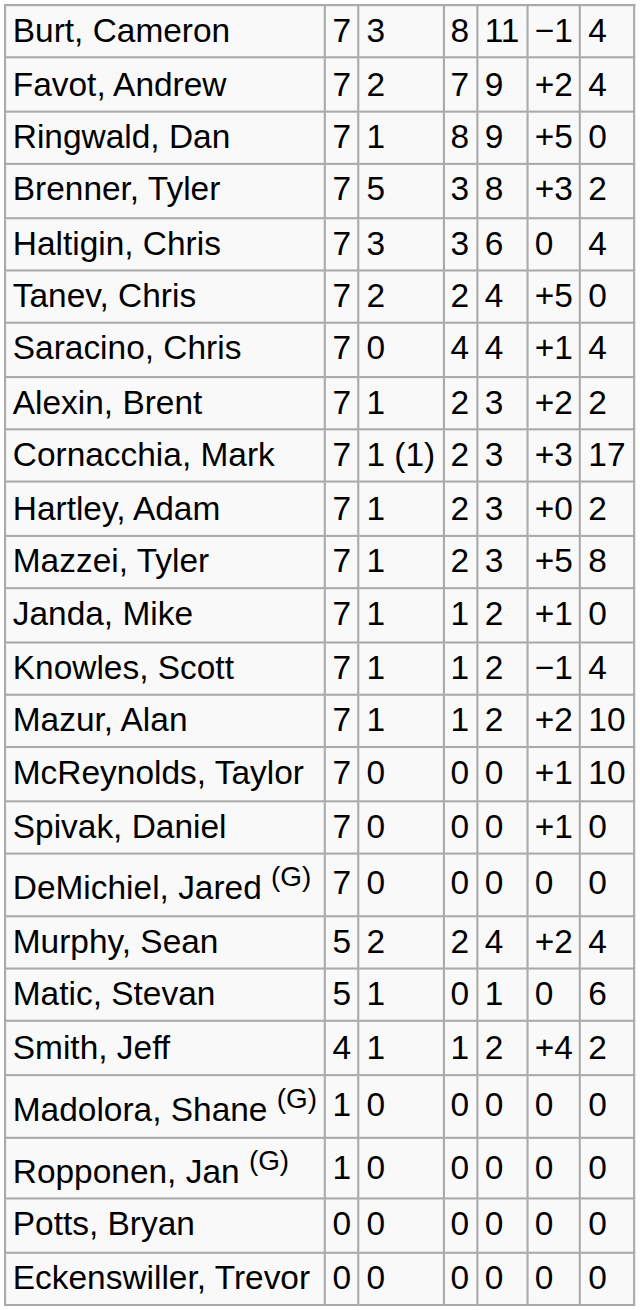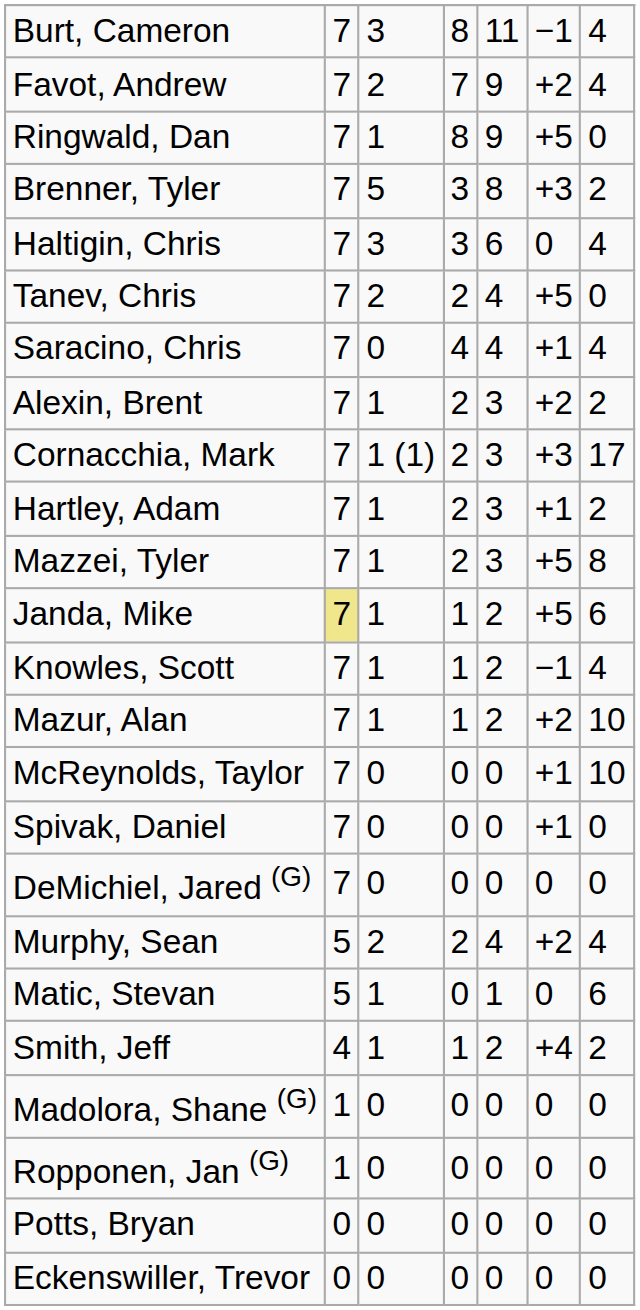(554, 508) +0 -> (554, 508) +1
(342, 614) no background -> (342, 614) khaki background
(554, 614) +1 -> (554, 614) +5
(598, 614) 0 -> (598, 614) 6
